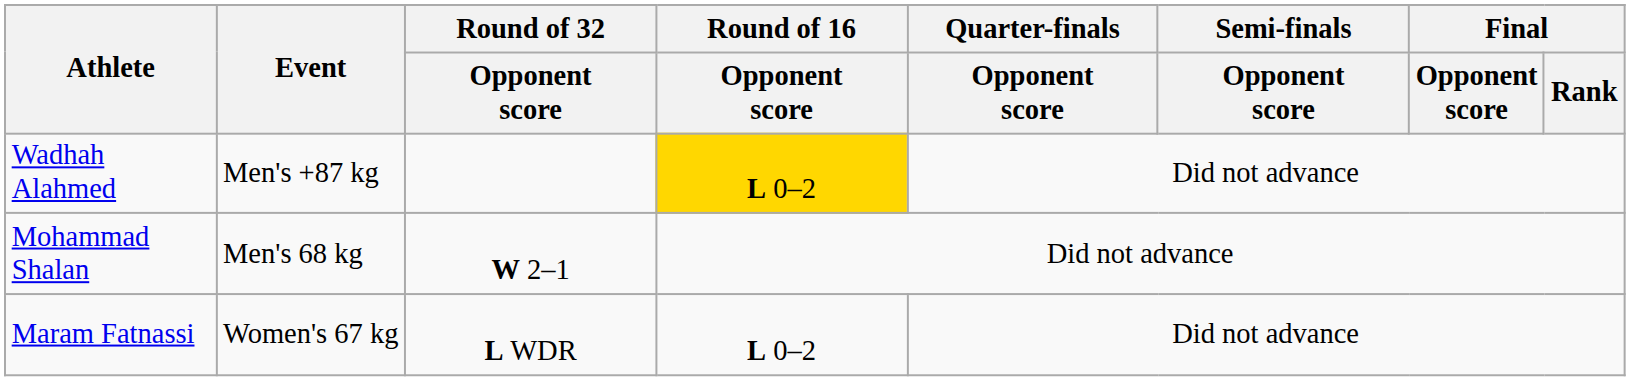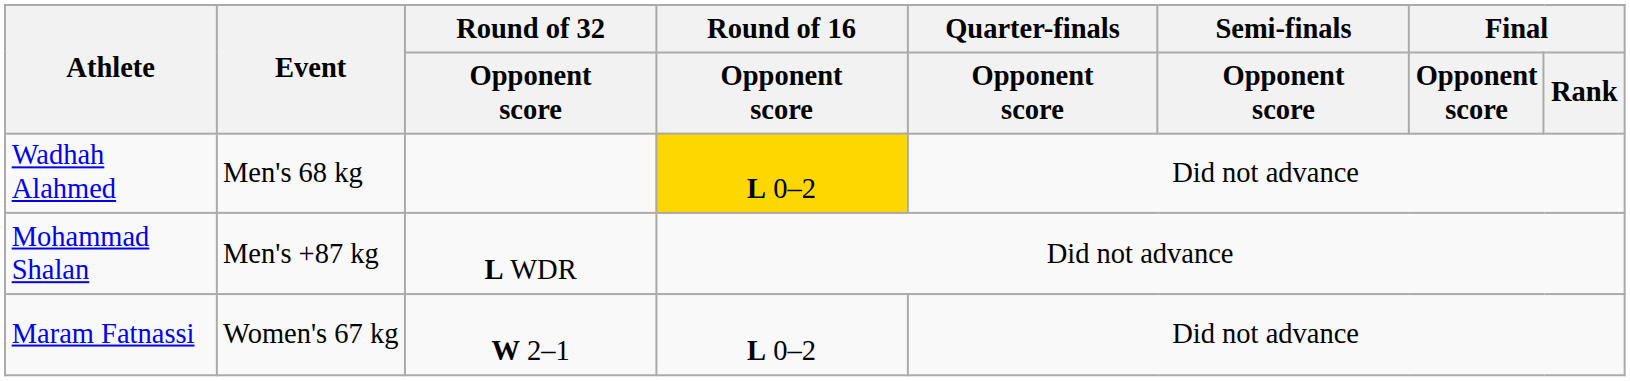(301, 172) Men's +87 kg -> (293, 172) Men's 68 kg
(293, 253) Men's 68 kg -> (301, 253) Men's +87 kg
(531, 270) W 2–1 -> (531, 270) L WDR
(531, 351) L WDR -> (531, 351) W 2–1
